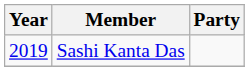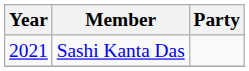(28, 50) 2019 -> (28, 50) 2021
